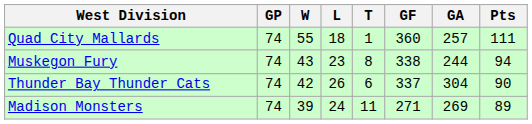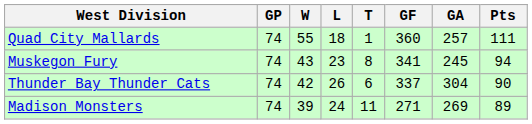(408, 62) 338 -> (408, 62) 341
(455, 62) 244 -> (455, 62) 245
